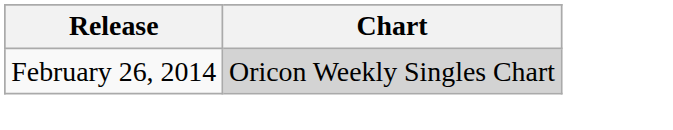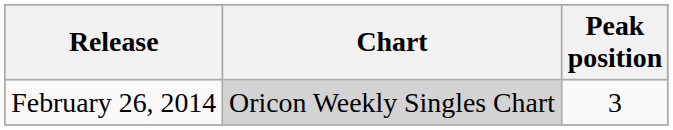+ column: (615, 42)
